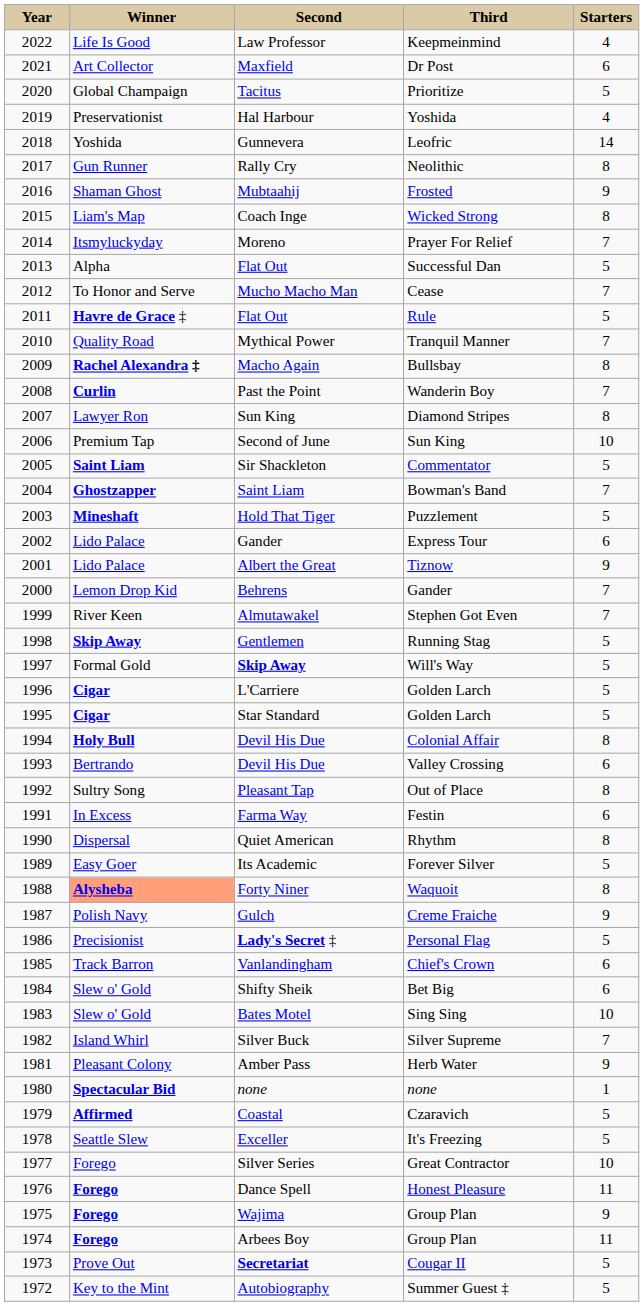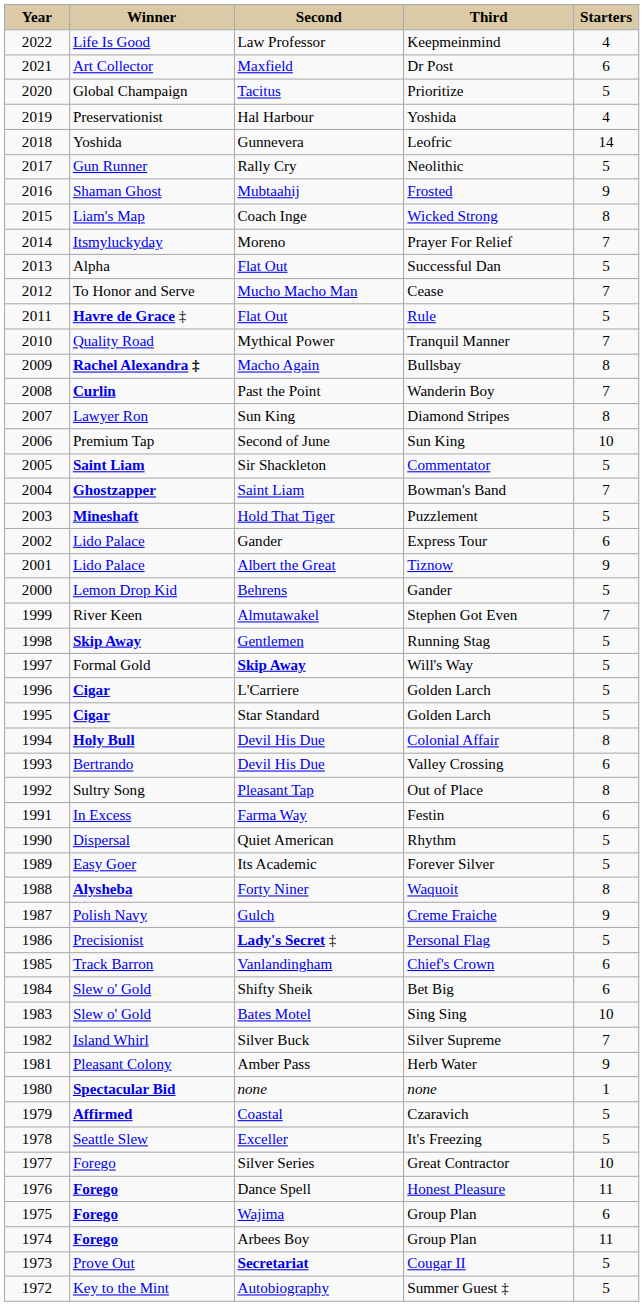(606, 166) 8 -> (606, 166) 5
(606, 590) 7 -> (606, 590) 5
(606, 840) 8 -> (606, 840) 5
(103, 890) lightsalmon background -> (103, 890) no background
(606, 1214) 9 -> (606, 1214) 6
